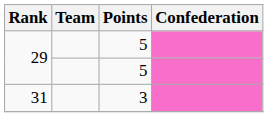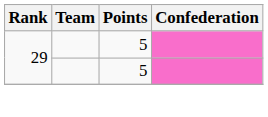- row: (39, 97)
